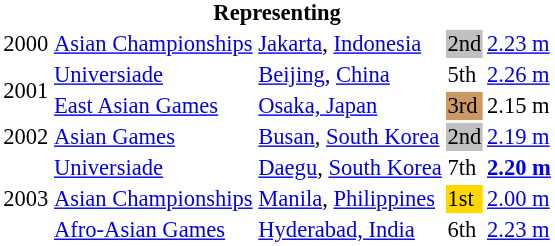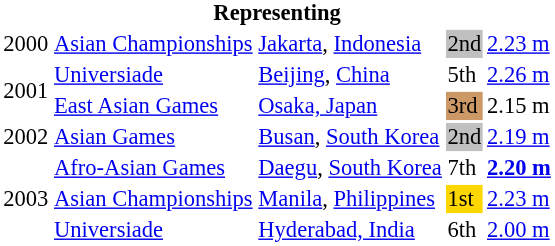(108, 167) Universiade -> (140, 167) Afro-Asian Games
(518, 198) 2.00 m -> (518, 198) 2.23 m
(140, 229) Afro-Asian Games -> (108, 229) Universiade
(518, 229) 2.23 m -> (518, 229) 2.00 m
